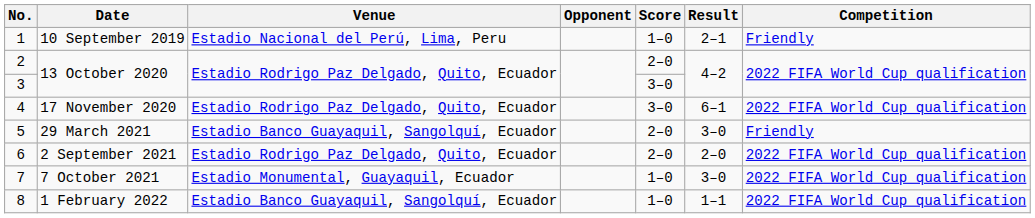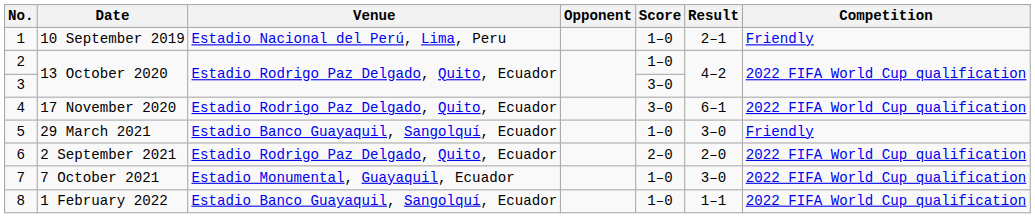(660, 62) 2–0 -> (660, 62) 1–0
(660, 132) 2–0 -> (660, 132) 1–0
